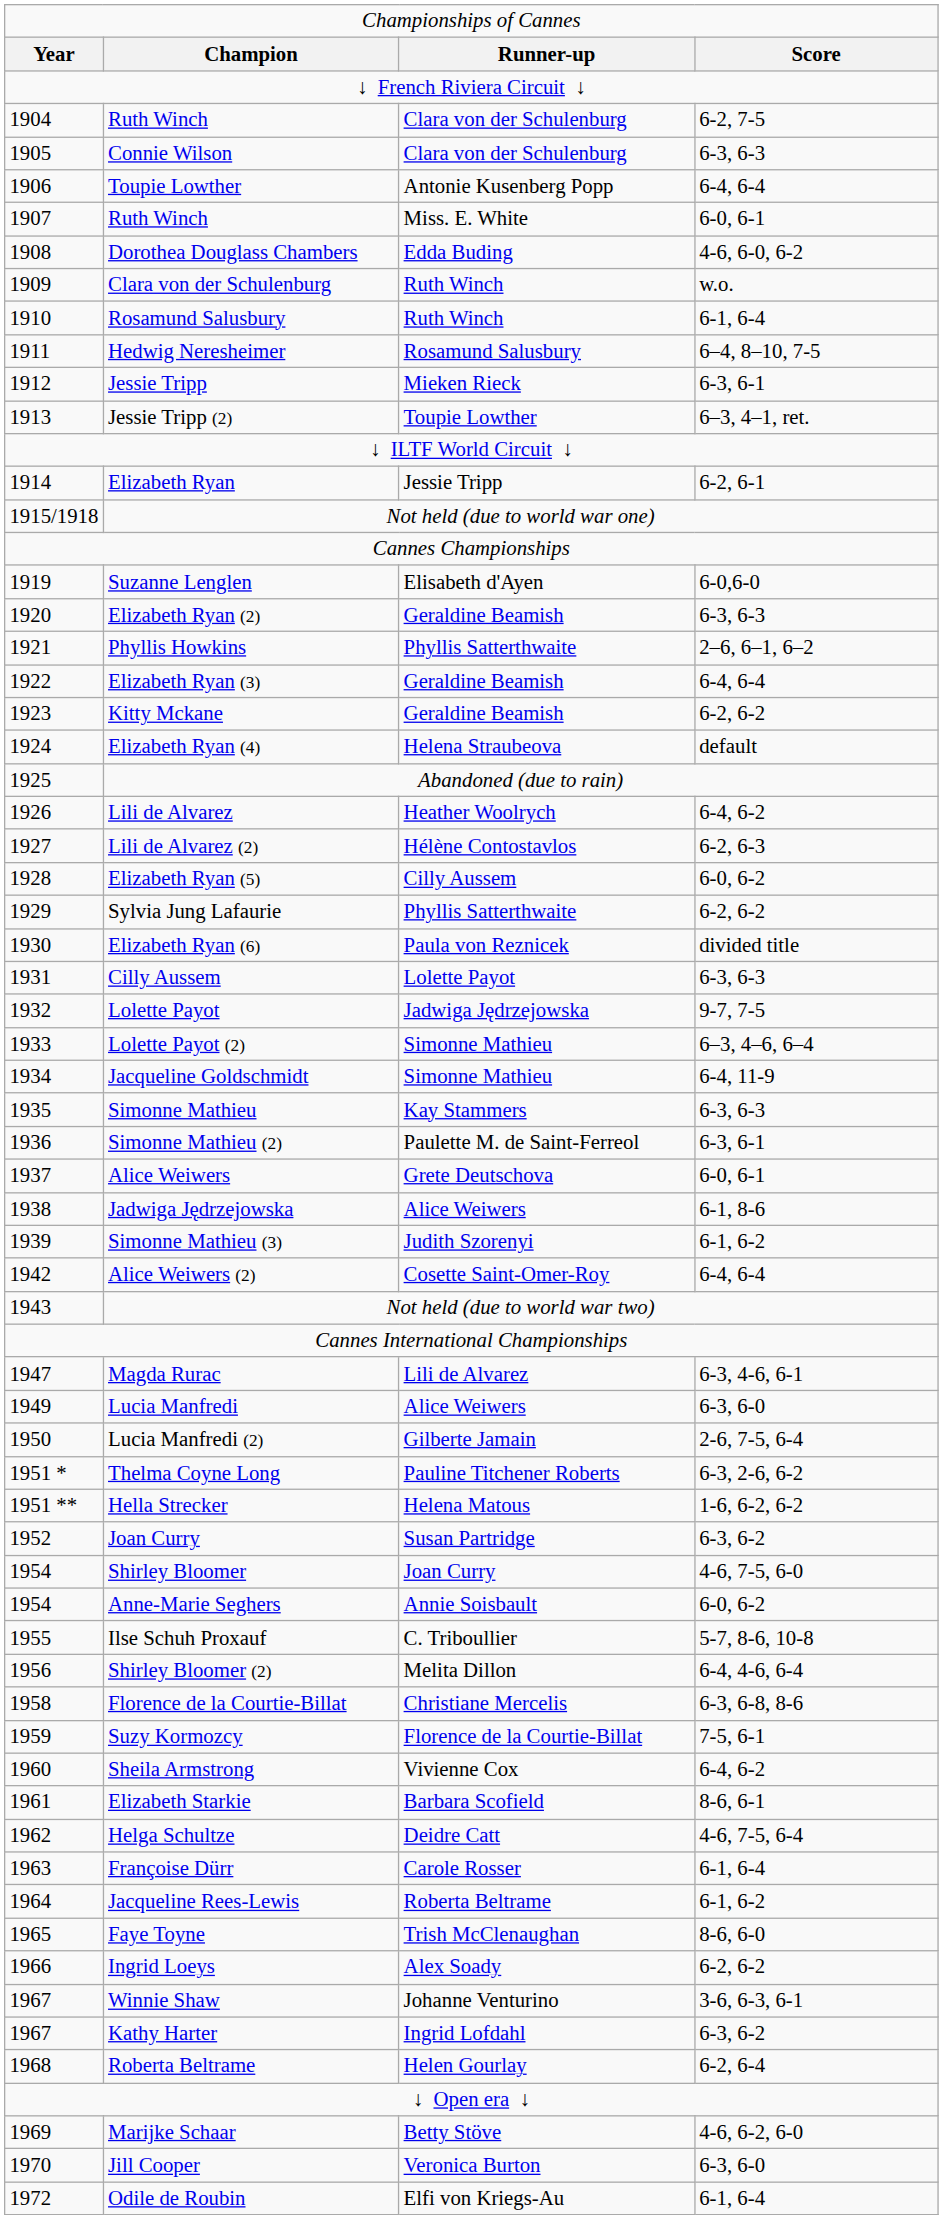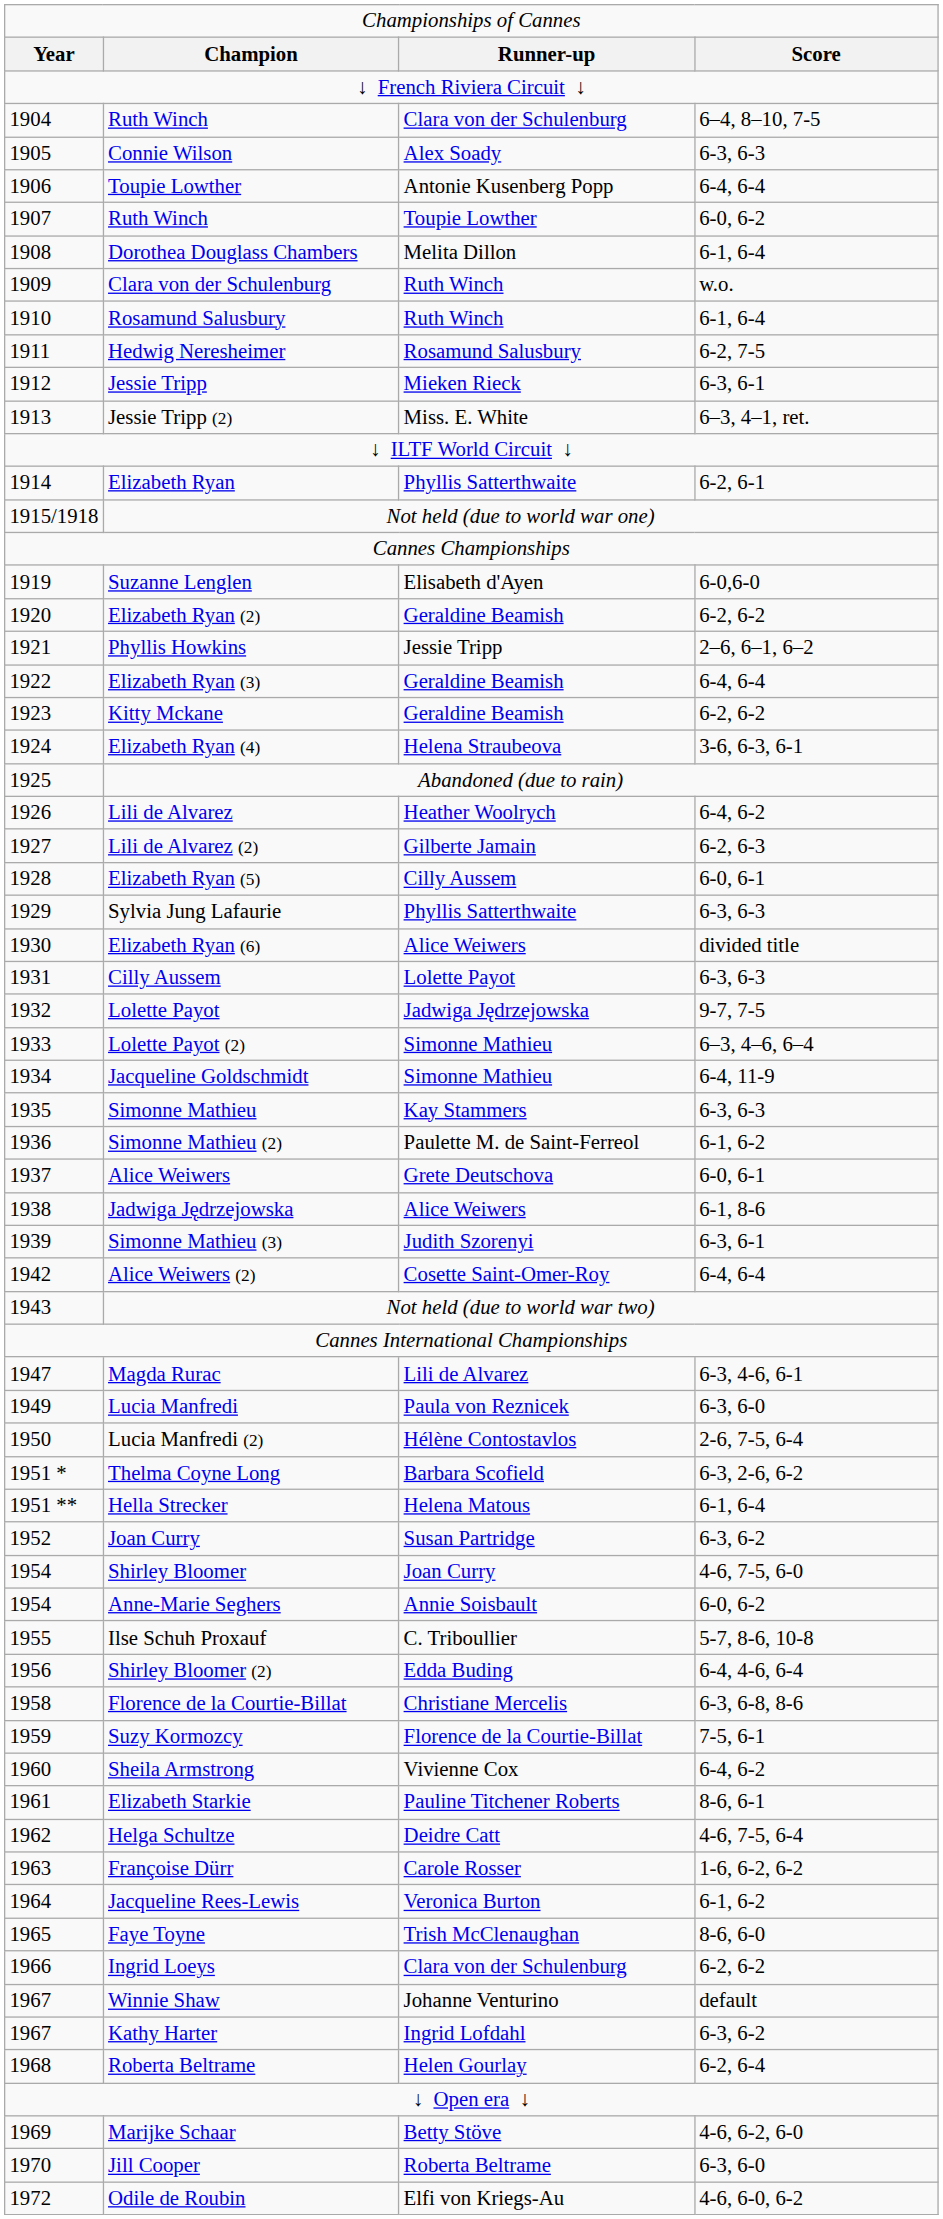(732, 119) 6-2, 7-5 -> (760, 119) 6–4, 8–10, 7-5
(515, 152) Clara von der Schulenburg -> (452, 152) Alex Soady
(466, 218) Miss. E. White -> (470, 218) Toupie Lowther
(732, 218) 6-0, 6-1 -> (732, 218) 6-0, 6-2
(458, 251) Edda Buding -> (460, 251) Melita Dillon
(751, 251) 4-6, 6-0, 6-2 -> (732, 251) 6-1, 6-4
(760, 350) 6–4, 8–10, 7-5 -> (732, 350) 6-2, 7-5
(470, 416) Toupie Lowther -> (466, 416) Miss. E. White
(453, 482) Jessie Tripp -> (490, 482) Phyllis Satterthwaite
(732, 614) 6-3, 6-3 -> (732, 614) 6-2, 6-2
(490, 647) Phyllis Satterthwaite -> (453, 647) Jessie Tripp
(728, 746) default -> (751, 746) 3-6, 6-3, 6-1
(490, 845) Hélène Contostavlos -> (470, 845) Gilberte Jamain
(732, 878) 6-0, 6-2 -> (732, 878) 6-0, 6-1
(732, 911) 6-2, 6-2 -> (732, 911) 6-3, 6-3
(486, 944) Paula von Reznicek -> (465, 944) Alice Weiwers
(732, 1142) 6-3, 6-1 -> (732, 1142) 6-1, 6-2
(732, 1241) 6-1, 6-2 -> (732, 1241) 6-3, 6-1
(465, 1406) Alice Weiwers -> (486, 1406) Paula von Reznicek
(470, 1439) Gilberte Jamain -> (490, 1439) Hélène Contostavlos
(512, 1472) Pauline Titchener Roberts -> (474, 1472) Barbara Scofield
(751, 1505) 1-6, 6-2, 6-2 -> (732, 1505) 6-1, 6-4
(460, 1670) Melita Dillon -> (458, 1670) Edda Buding
(474, 1802) Barbara Scofield -> (512, 1802) Pauline Titchener Roberts
(732, 1868) 6-1, 6-4 -> (751, 1868) 1-6, 6-2, 6-2
(477, 1901) Roberta Beltrame -> (472, 1901) Veronica Burton
(452, 1967) Alex Soady -> (515, 1967) Clara von der Schulenburg
(751, 2000) 3-6, 6-3, 6-1 -> (728, 2000) default
(472, 2165) Veronica Burton -> (477, 2165) Roberta Beltrame
(732, 2198) 6-1, 6-4 -> (751, 2198) 4-6, 6-0, 6-2
